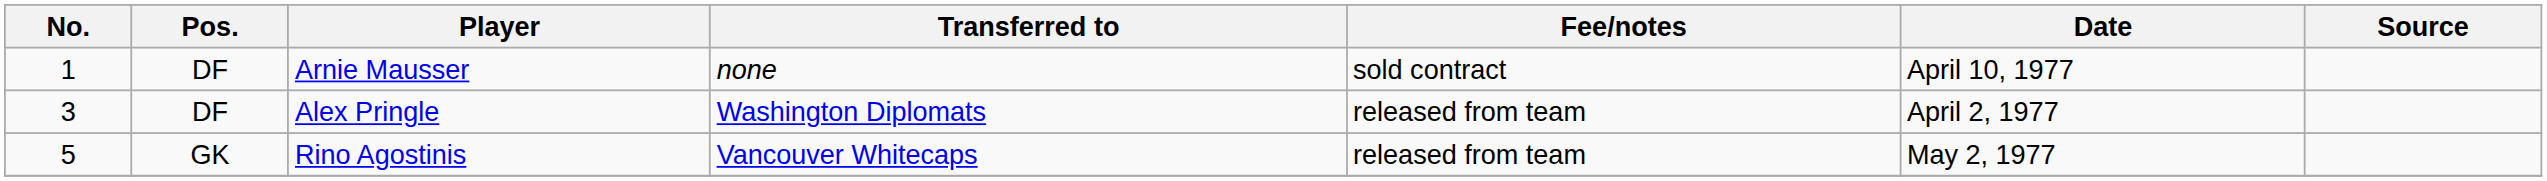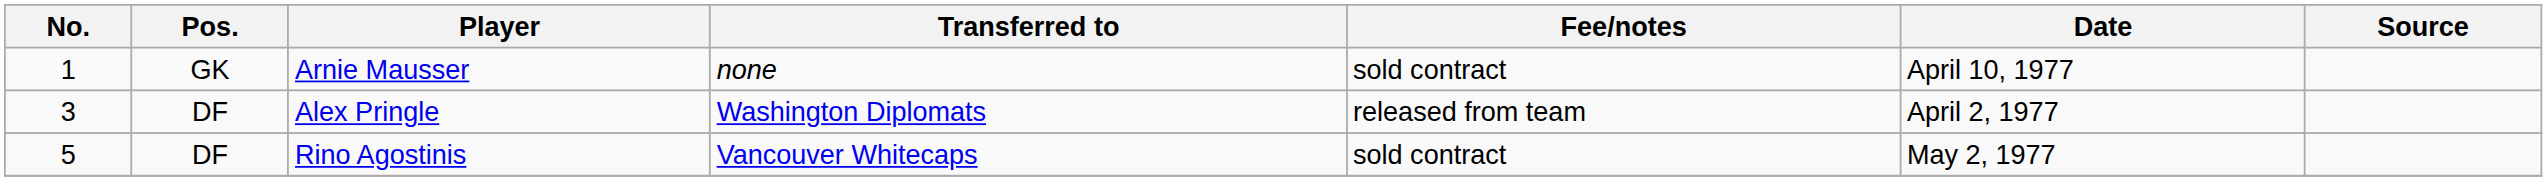(210, 69) DF -> (210, 69) GK
(210, 155) GK -> (210, 155) DF
(1469, 155) released from team -> (1430, 155) sold contract
